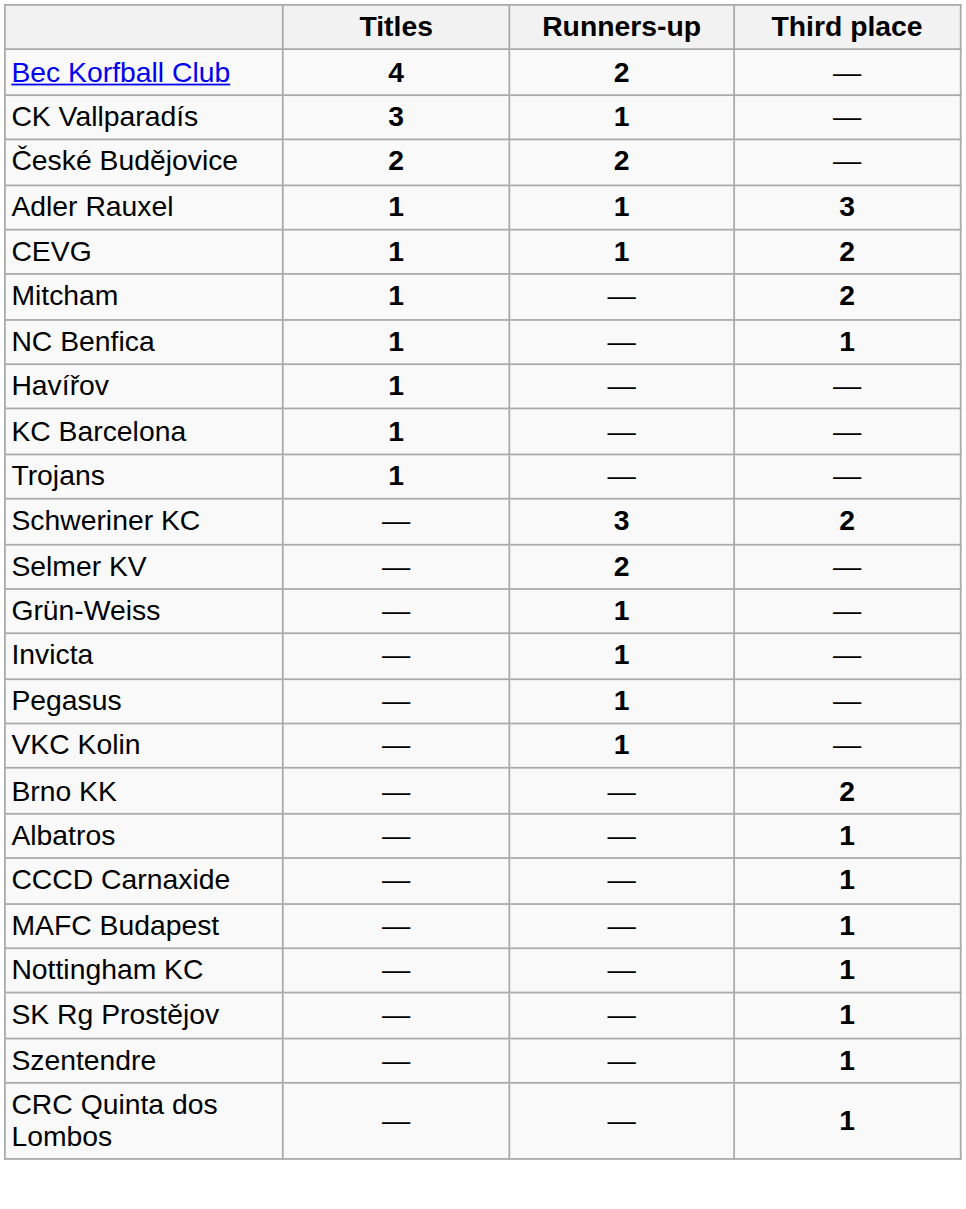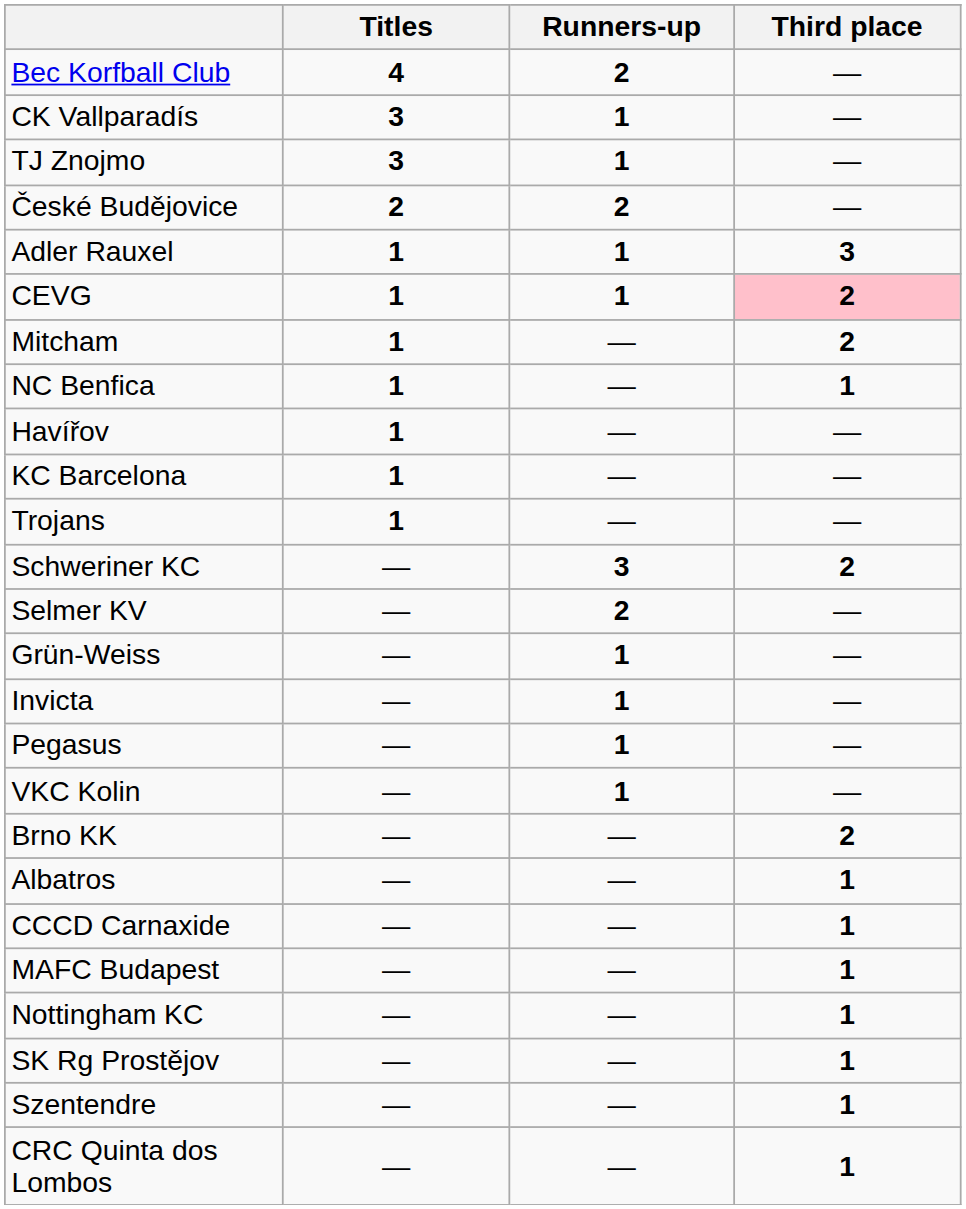+ row: (78, 161)
(847, 251) no background -> (847, 296) pink background
